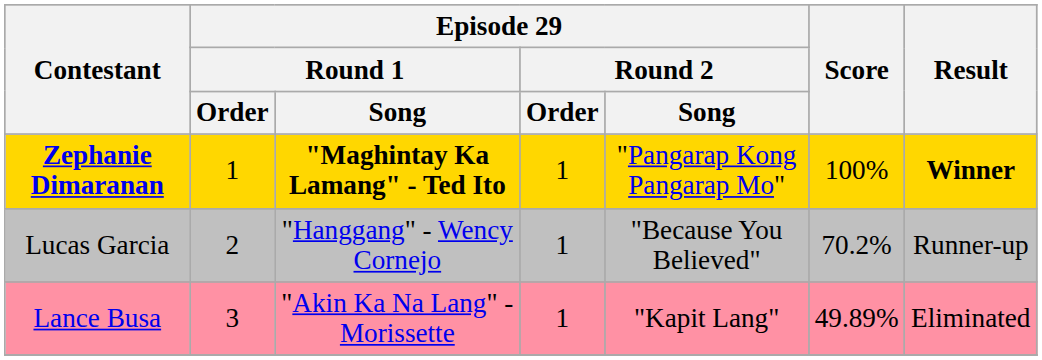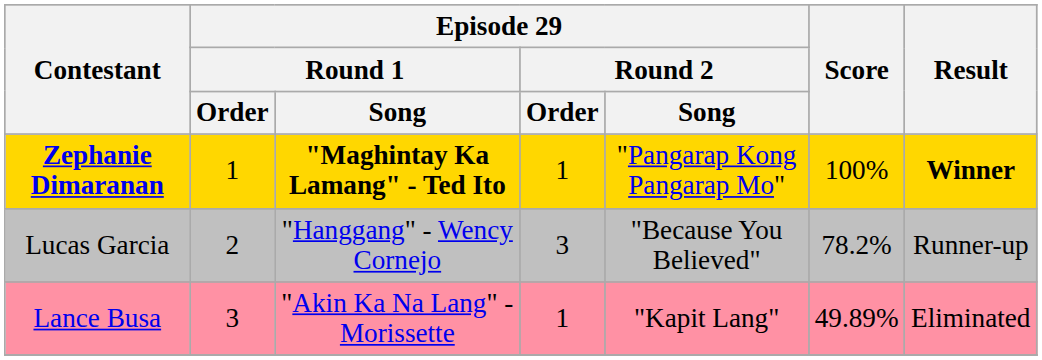(562, 244) 1 -> (562, 244) 3
(857, 244) 70.2% -> (857, 244) 78.2%
